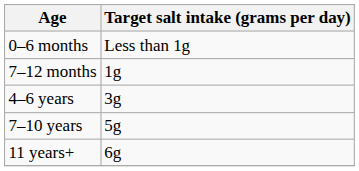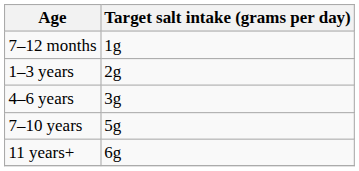- row: (48, 44)
+ row: (41, 71)
